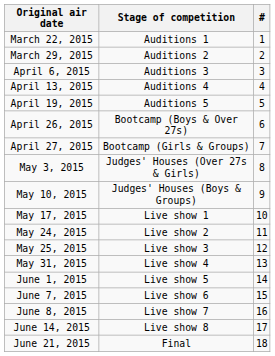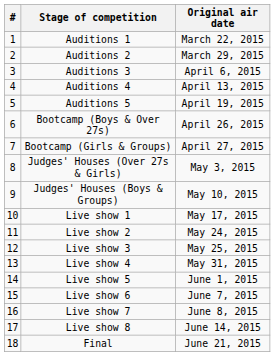columns swapped: (262, 18) <-> (52, 18)
